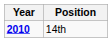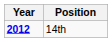(18, 29) 2010 -> (18, 29) 2012
